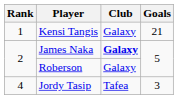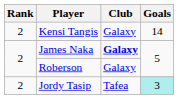(20, 31) 1 -> (20, 31) 2
(157, 31) 21 -> (157, 31) 14
(20, 85) 4 -> (20, 85) 2
(157, 85) no background -> (157, 85) paleturquoise background
